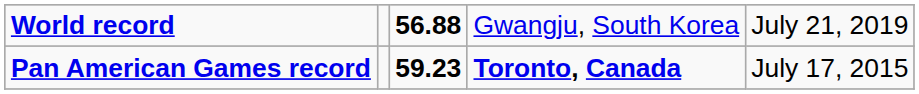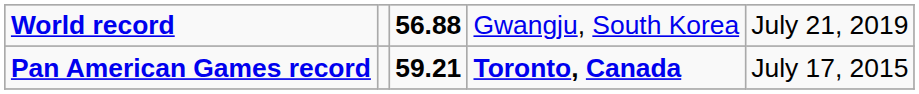(428, 67) 59.23 -> (428, 67) 59.21
